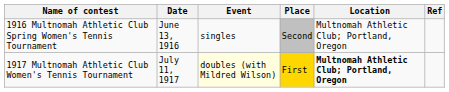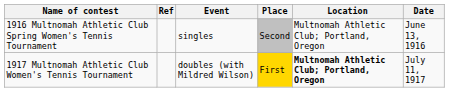columns swapped: (177, 11) <-> (435, 11)
(238, 70) lightyellow background -> (216, 70) no background
